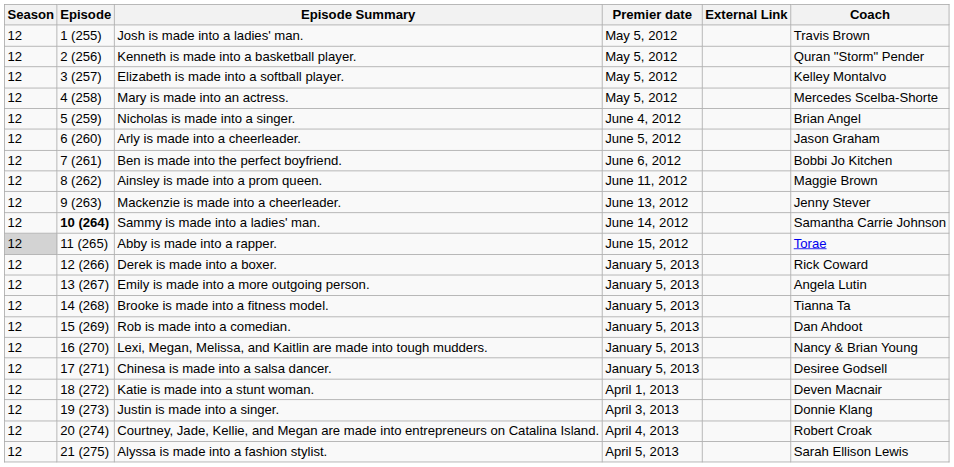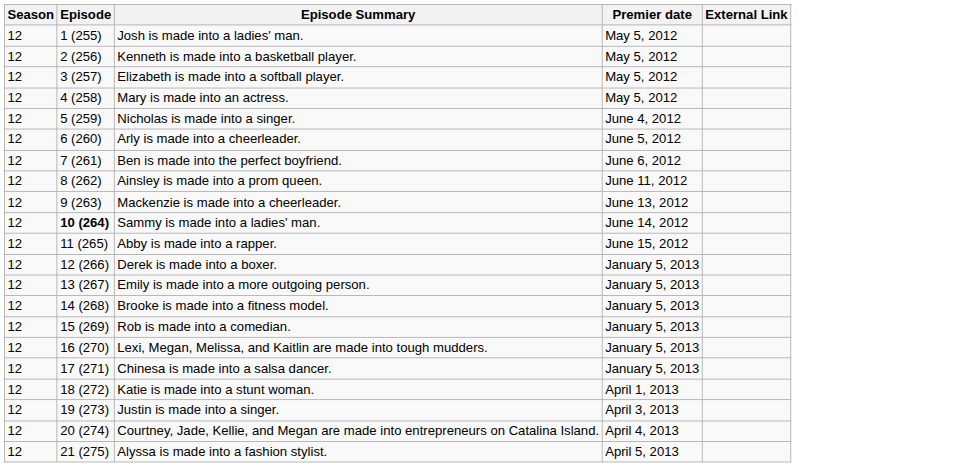- column: (870, 14)
(15, 243) lightgrey background -> (15, 243) no background
